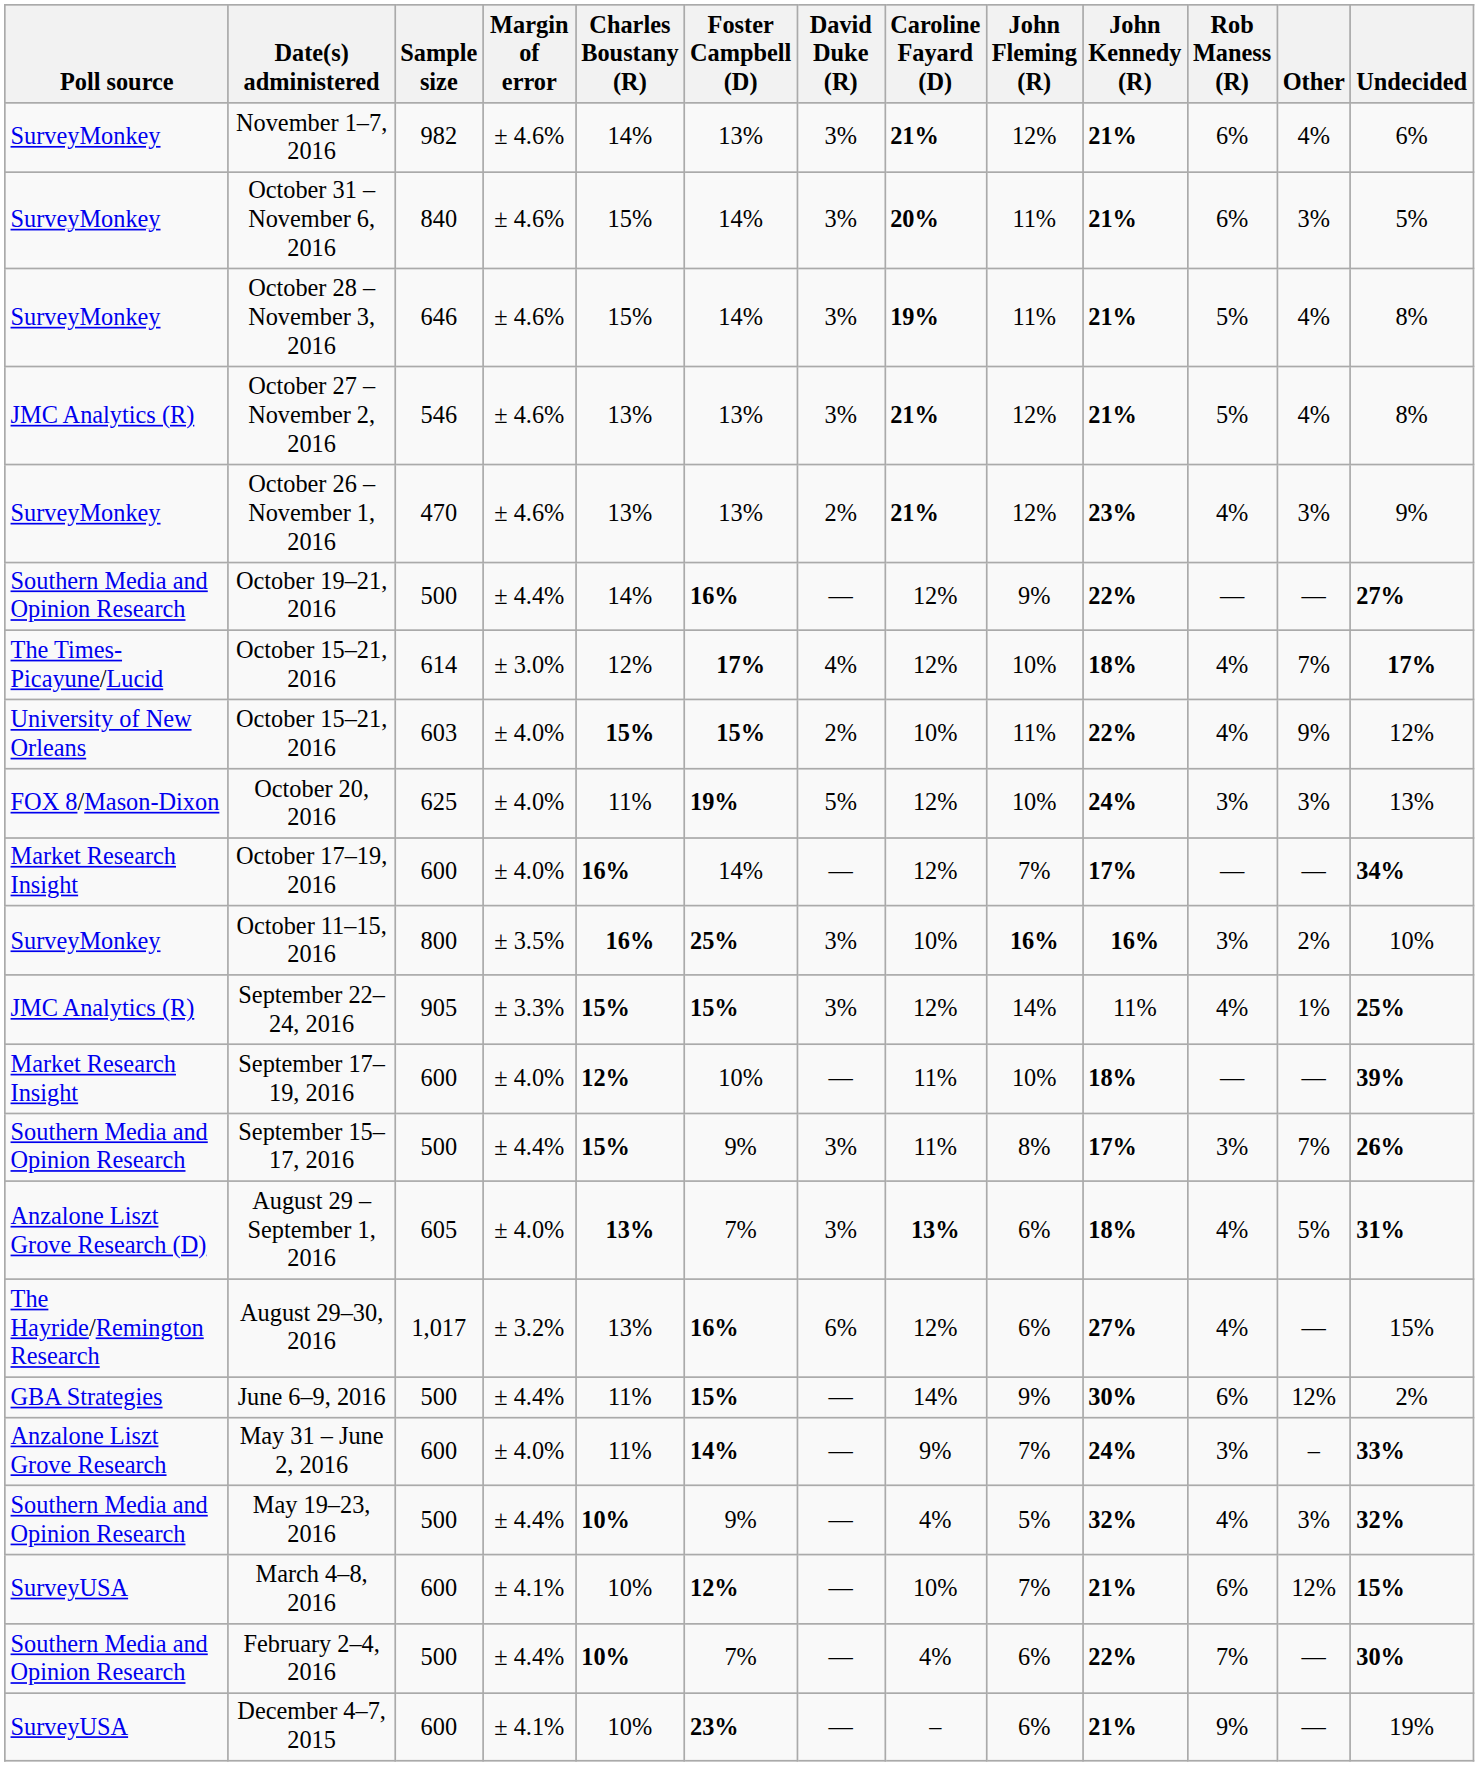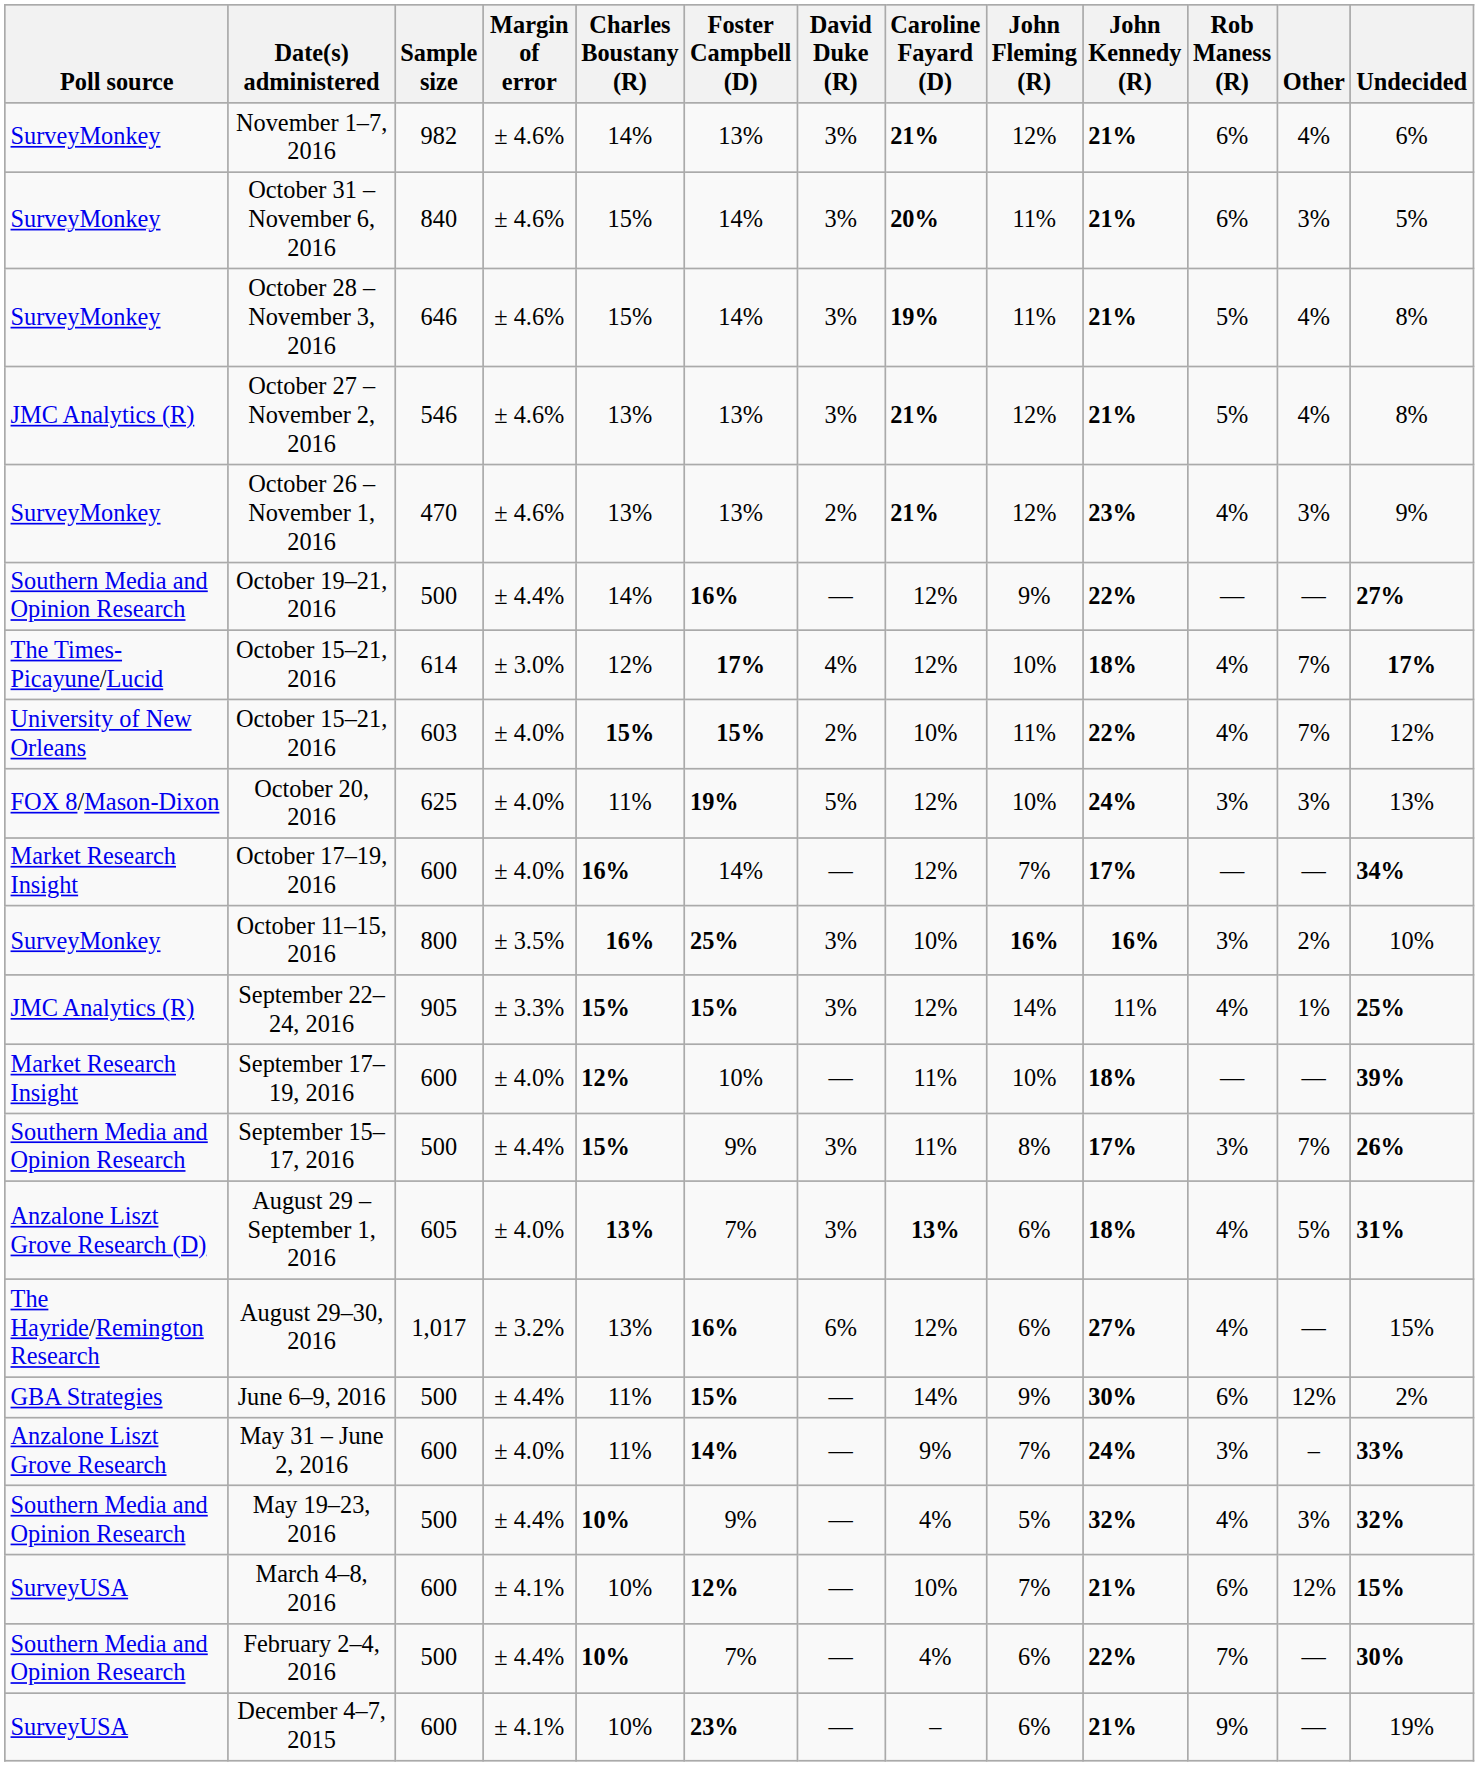(1314, 733) 9% -> (1314, 733) 7%
